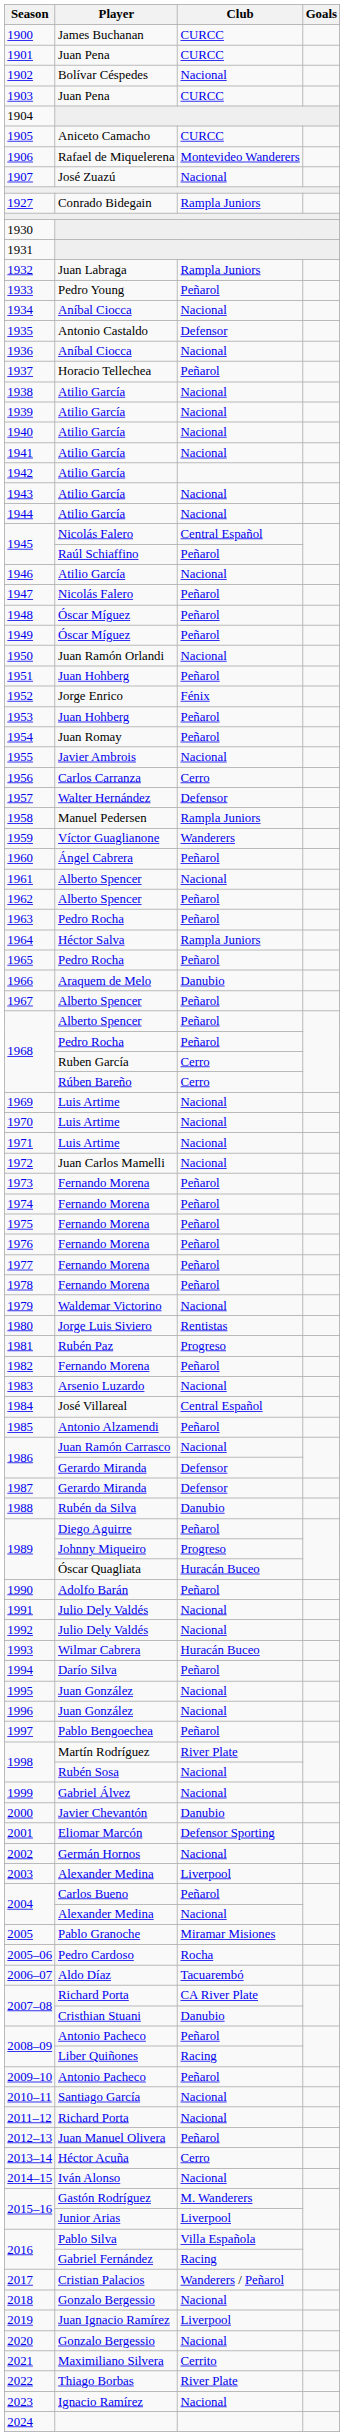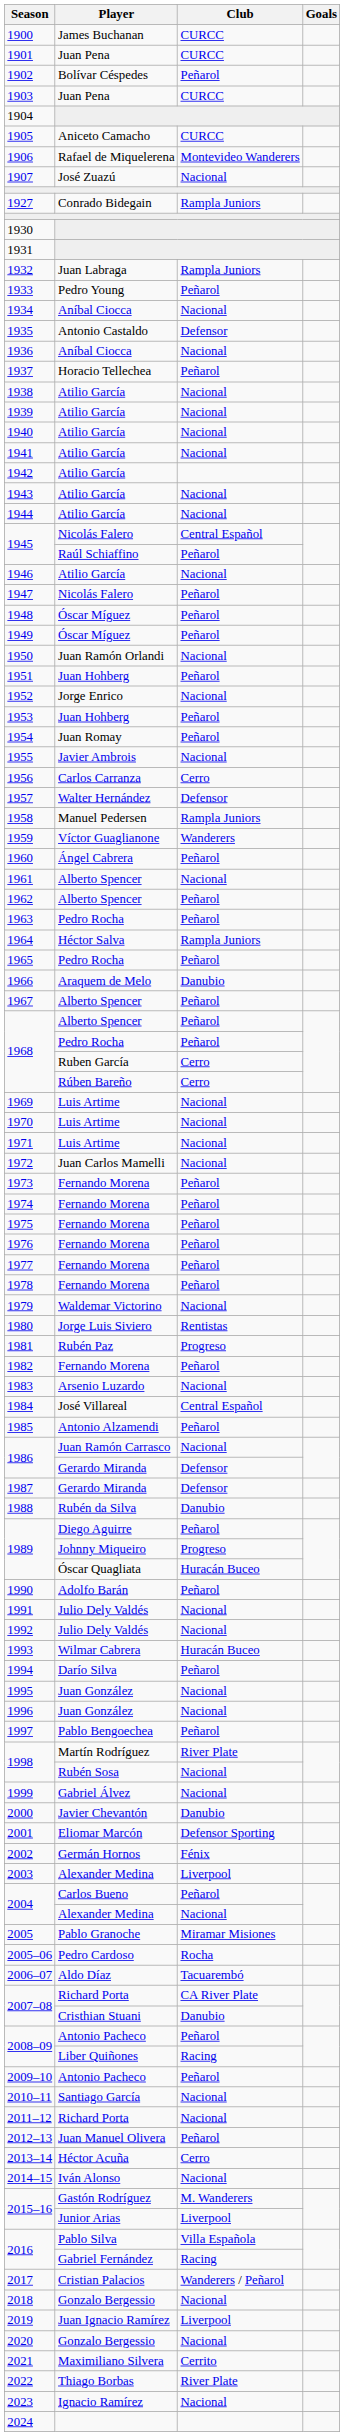(204, 75) Nacional -> (200, 75) Peñarol
(195, 696) Fénix -> (204, 696) Nacional
(204, 1853) Nacional -> (195, 1853) Fénix
